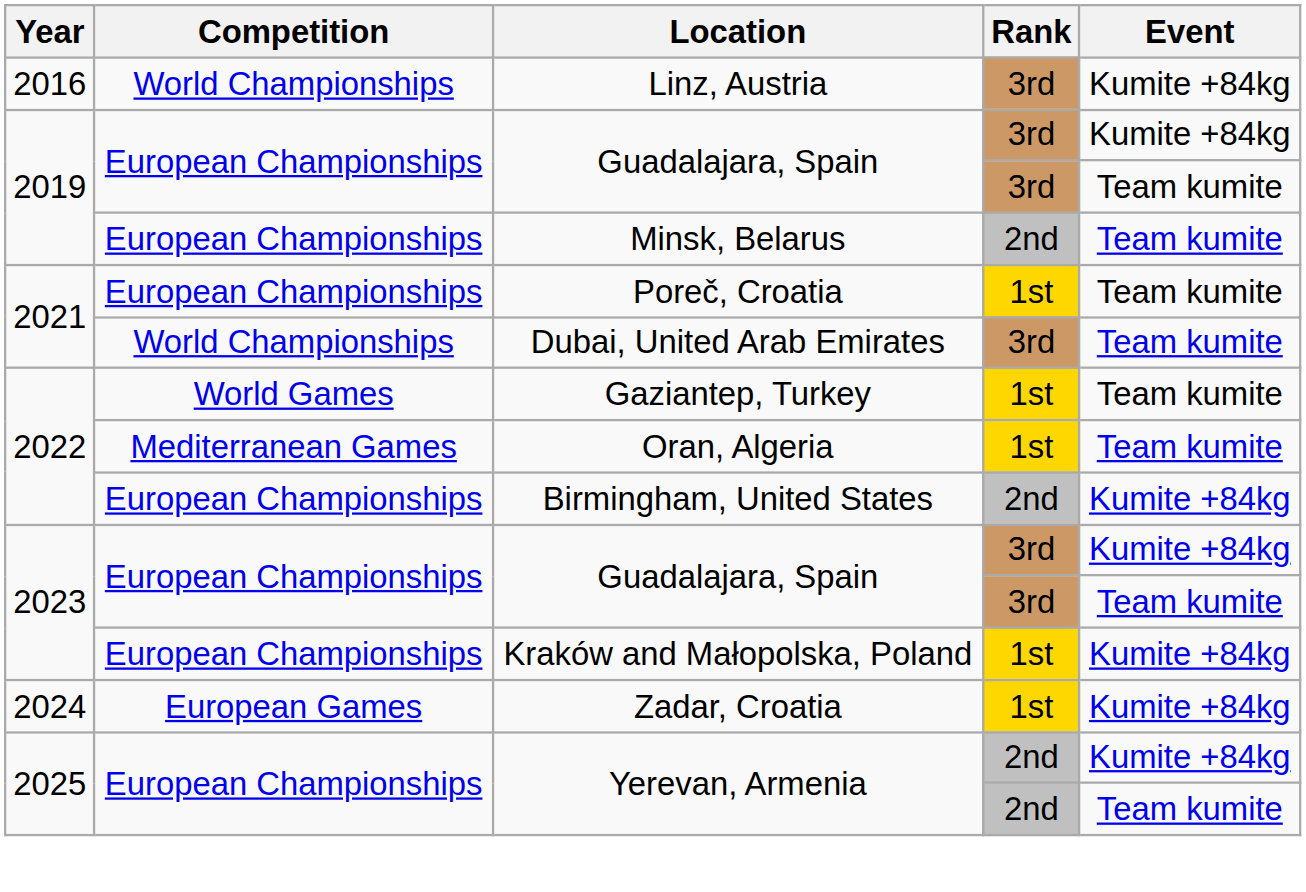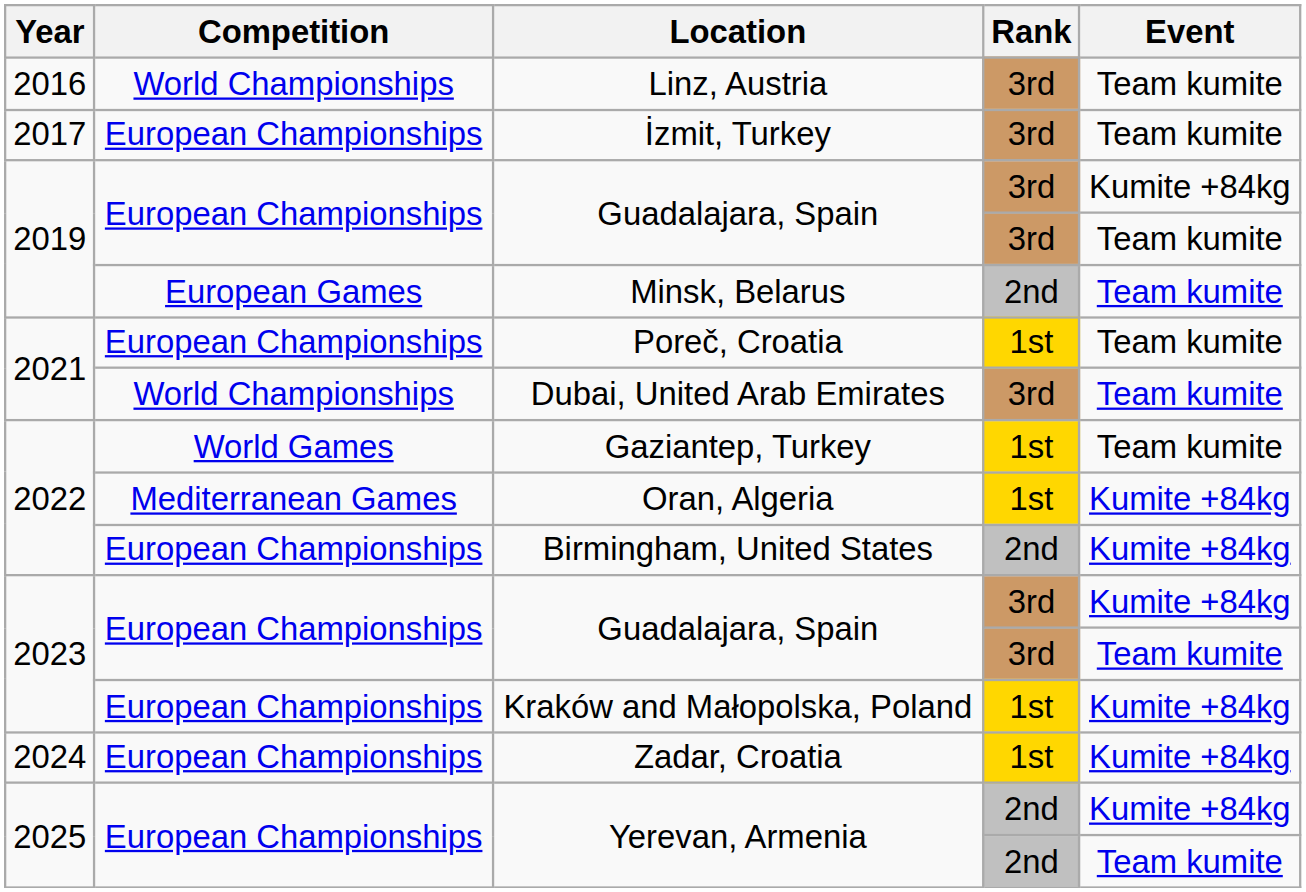(1190, 83) Kumite +84kg -> (1190, 83) Team kumite
+ row: (50, 135)
(294, 239) European Championships -> (294, 291) European Games
(1190, 446) Team kumite -> (1190, 498) Kumite +84kg
(294, 706) European Games -> (294, 758) European Championships
